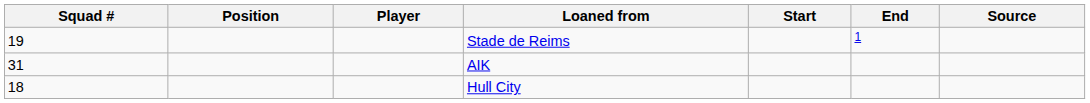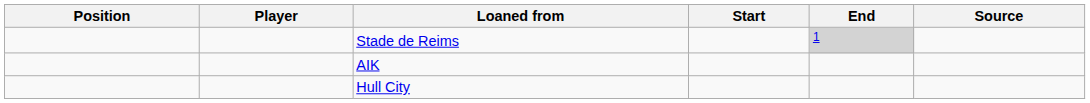- column: (86, 16)
(858, 38) no background -> (816, 38) lightgrey background
